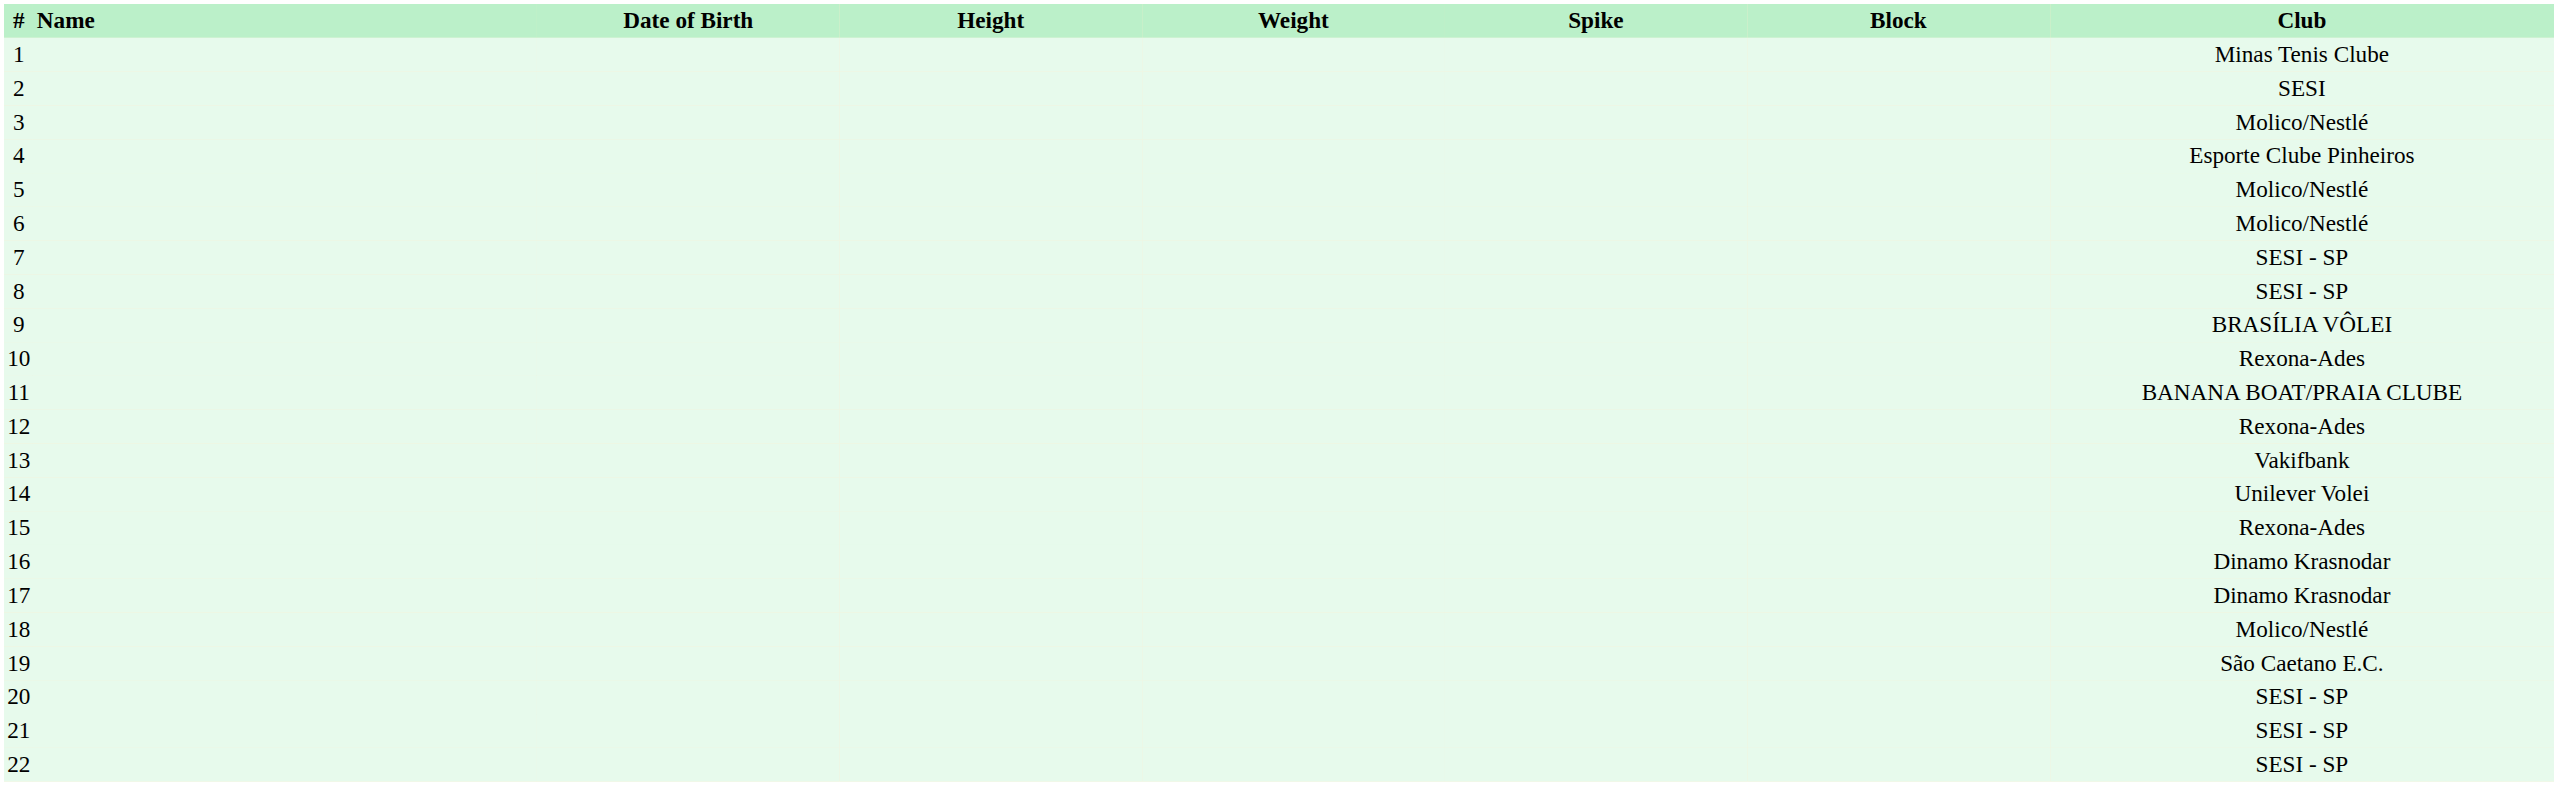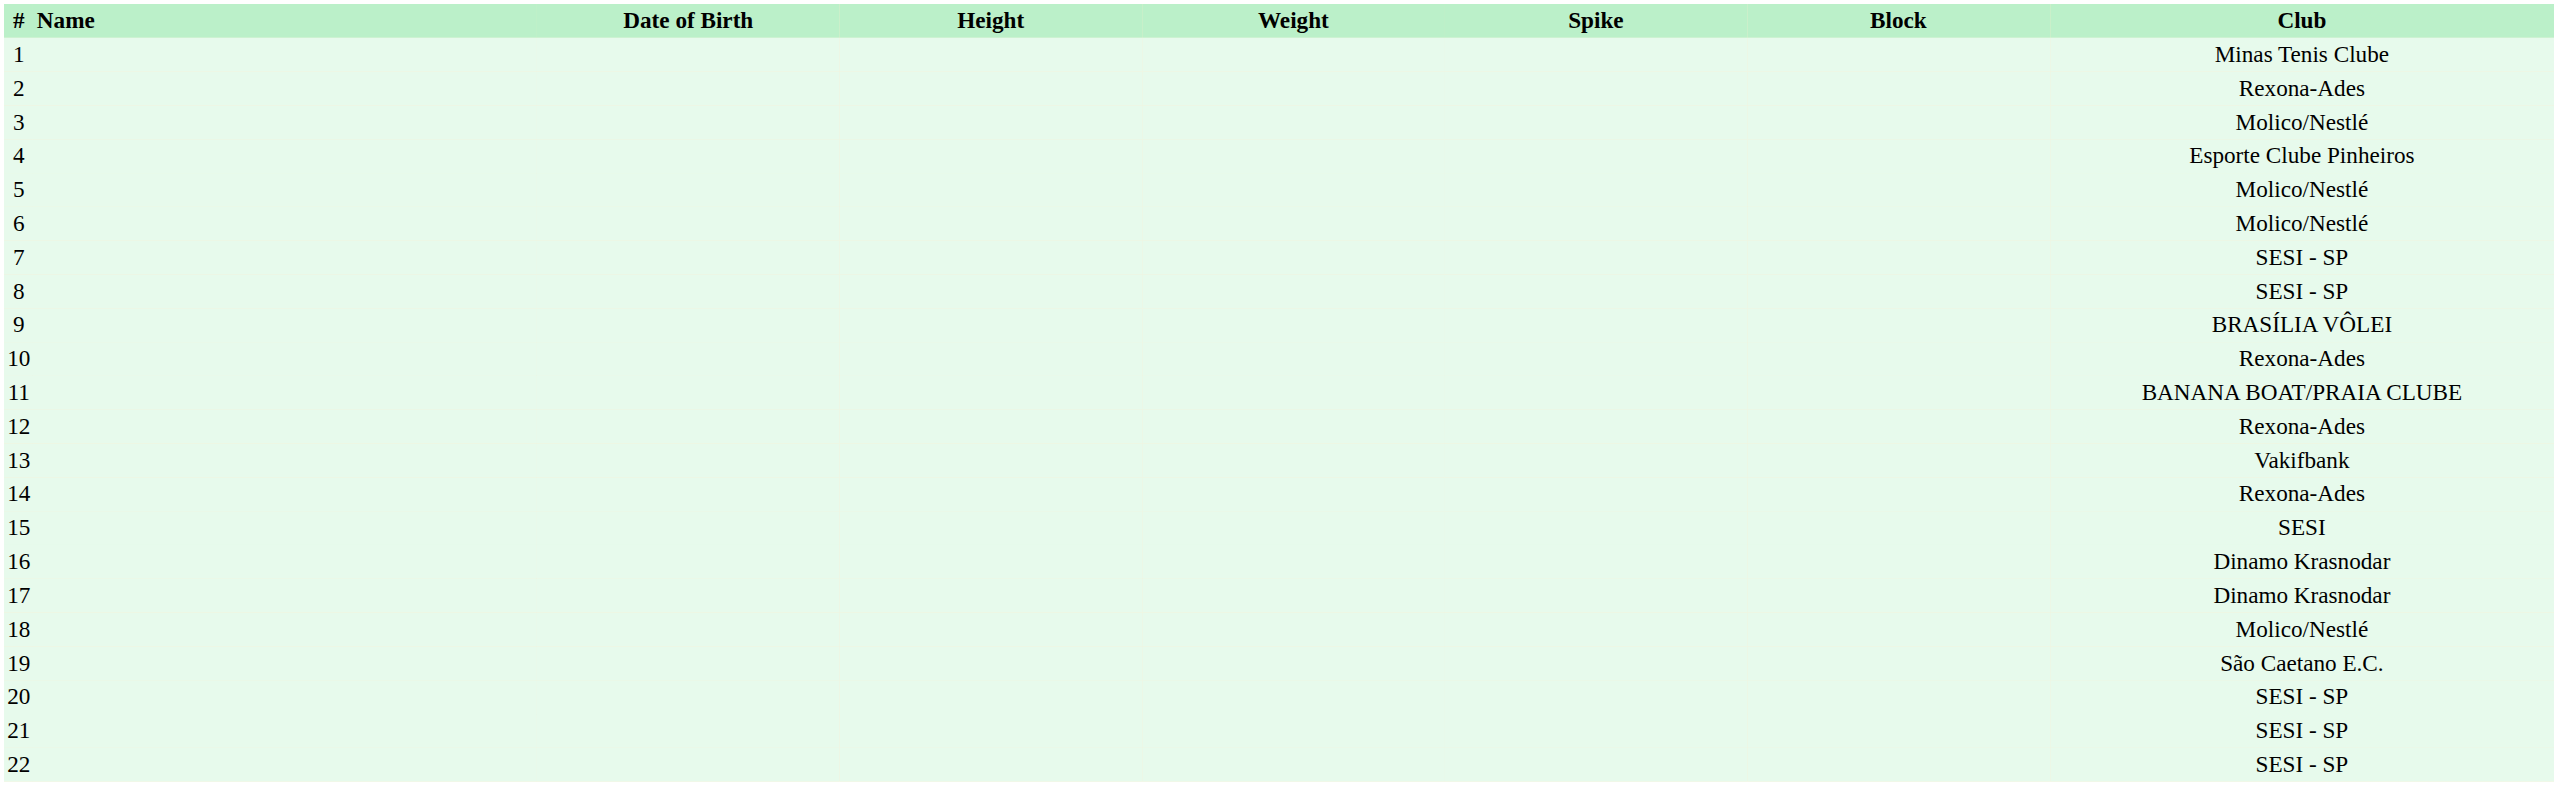(2302, 88) SESI -> (2302, 88) Rexona-Ades
(2302, 493) Unilever Volei -> (2302, 493) Rexona-Ades
(2302, 527) Rexona-Ades -> (2302, 527) SESI
